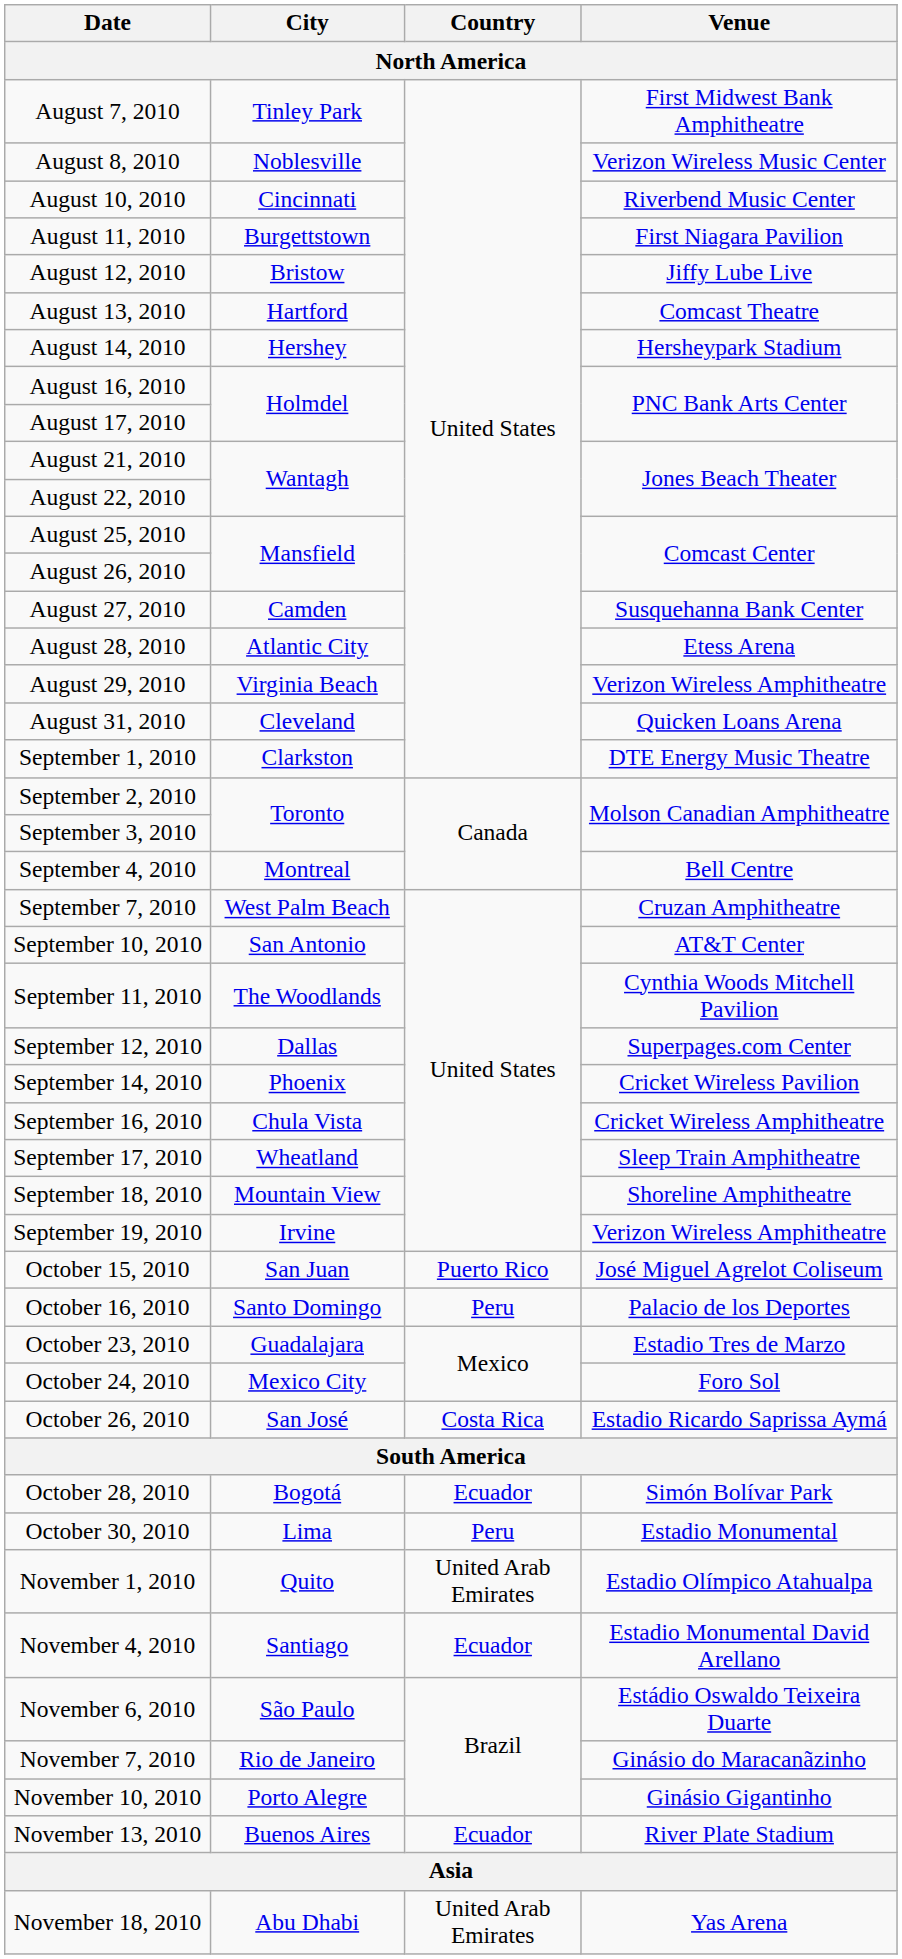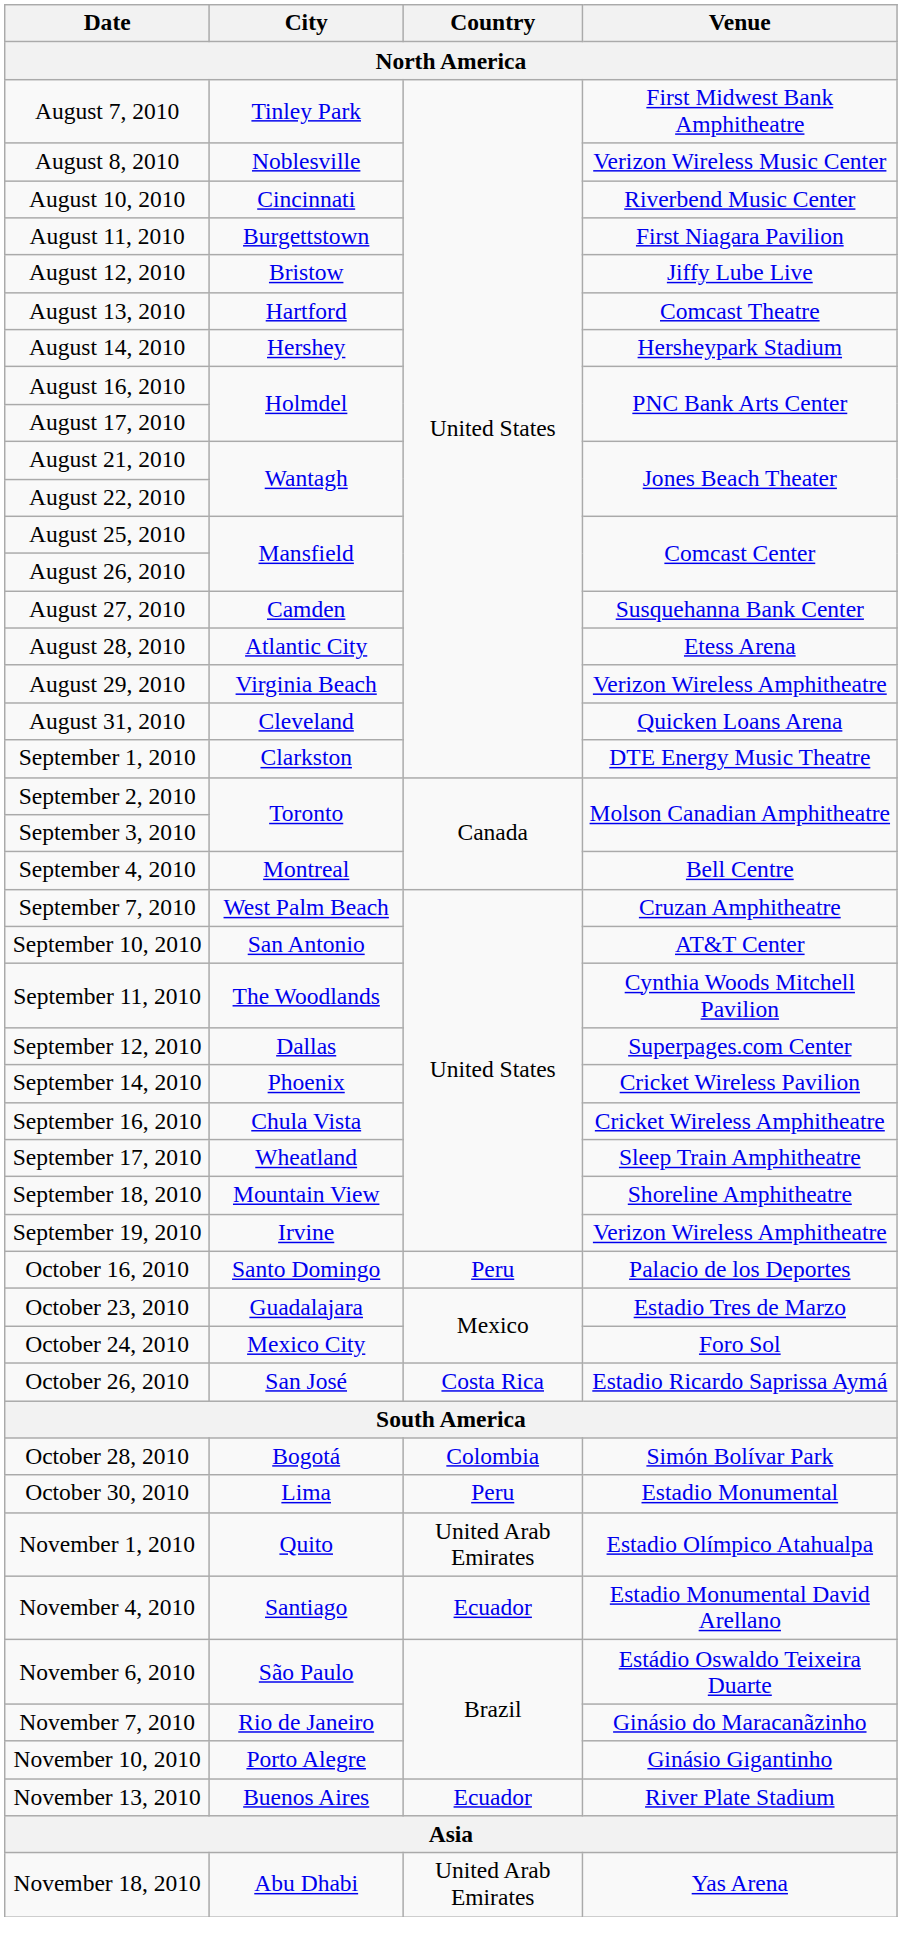- row: (108, 1269)
(493, 1493) Ecuador -> (493, 1456) Colombia
